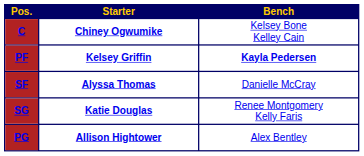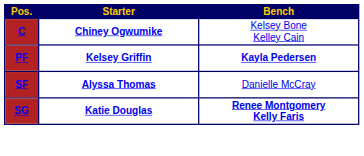(279, 111) normal -> (279, 111) bold
- row: (22, 137)
